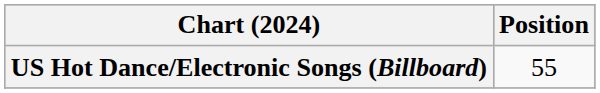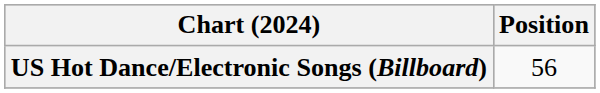(544, 66) 55 -> (544, 66) 56
